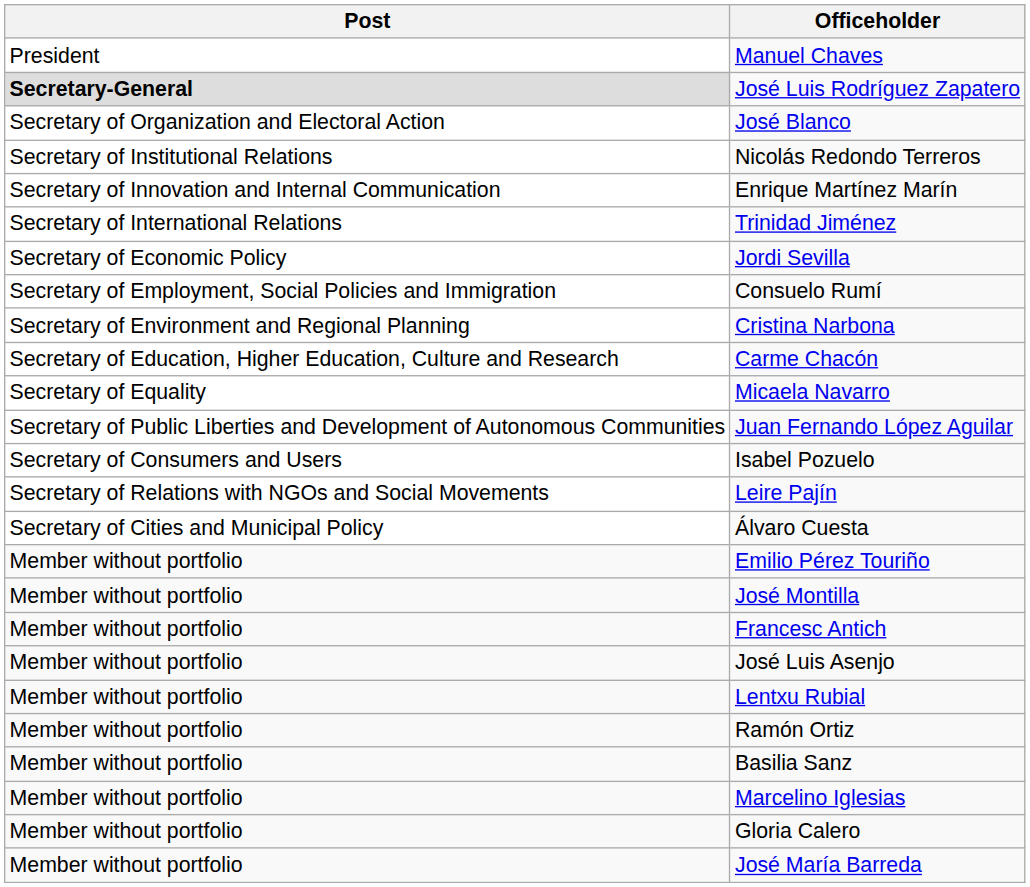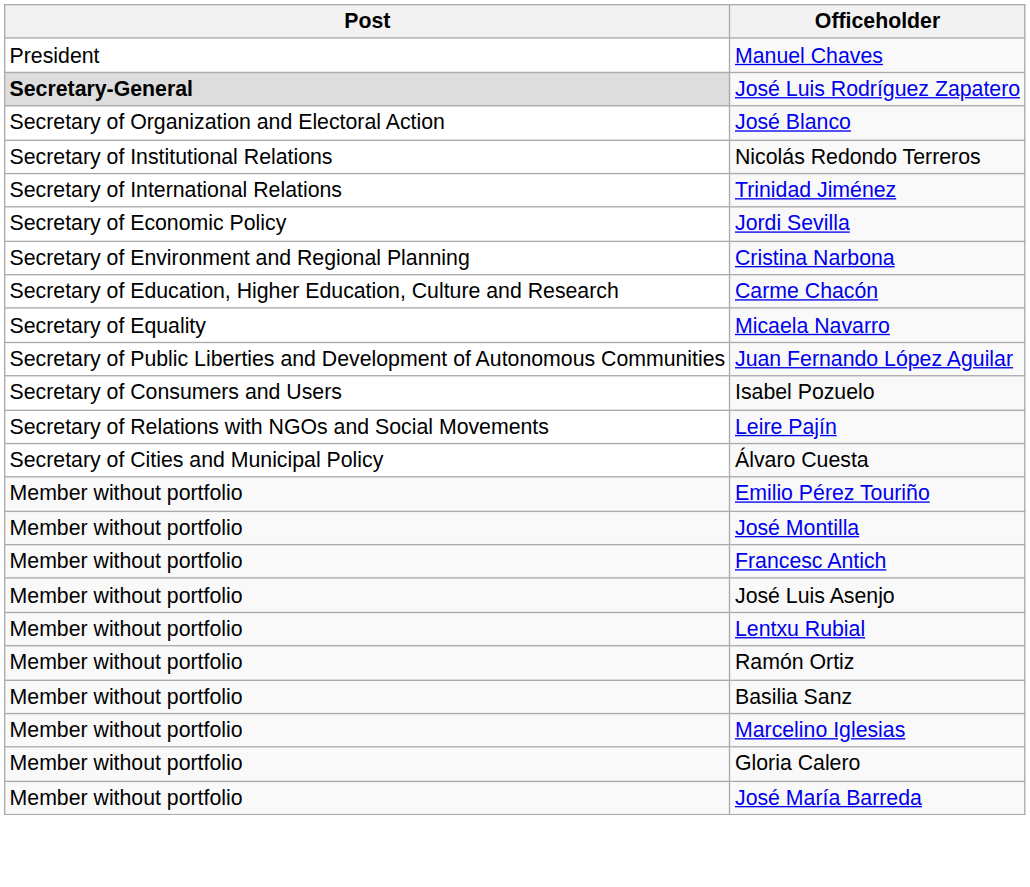- row: (846, 190)
- row: (808, 291)
